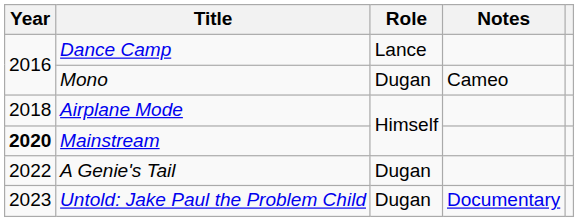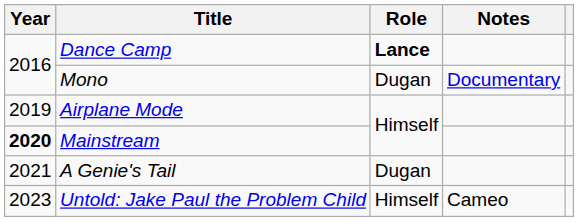(401, 49) normal -> (402, 49) bold
(478, 79) Cameo -> (504, 79) Documentary
(30, 110) 2018 -> (30, 110) 2019
(30, 170) 2022 -> (30, 170) 2021
(403, 200) Dugan -> (406, 200) Himself
(504, 200) Documentary -> (478, 200) Cameo
